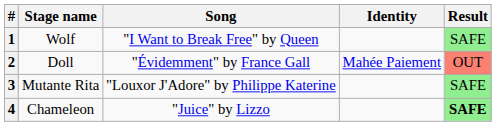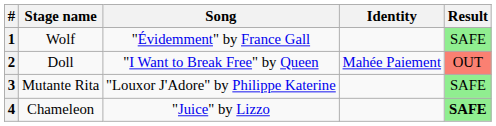(221, 39) "I Want to Break Free" by Queen -> (221, 39) "Évidemment" by France Gall
(221, 62) "Évidemment" by France Gall -> (221, 62) "I Want to Break Free" by Queen
